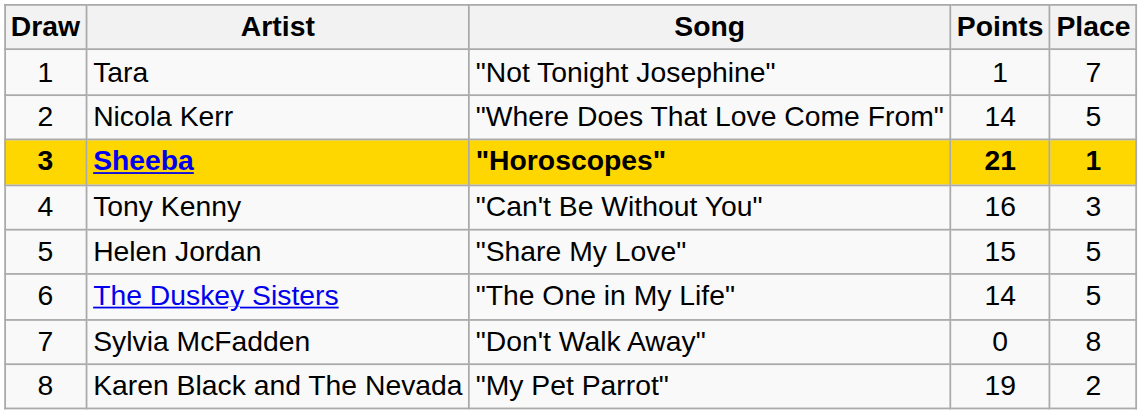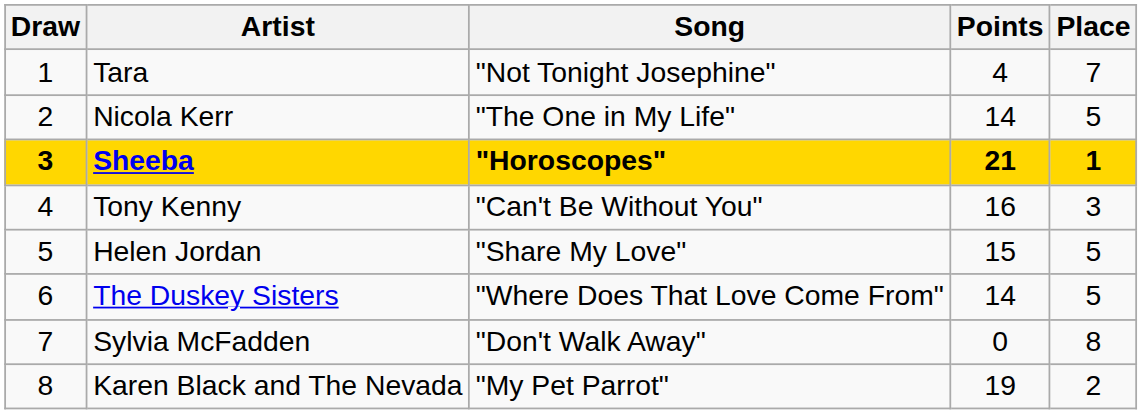(1000, 71) 1 -> (1000, 71) 4
(710, 116) "Where Does That Love Come From" -> (605, 116) "The One in My Life"
(605, 296) "The One in My Life" -> (710, 296) "Where Does That Love Come From"
